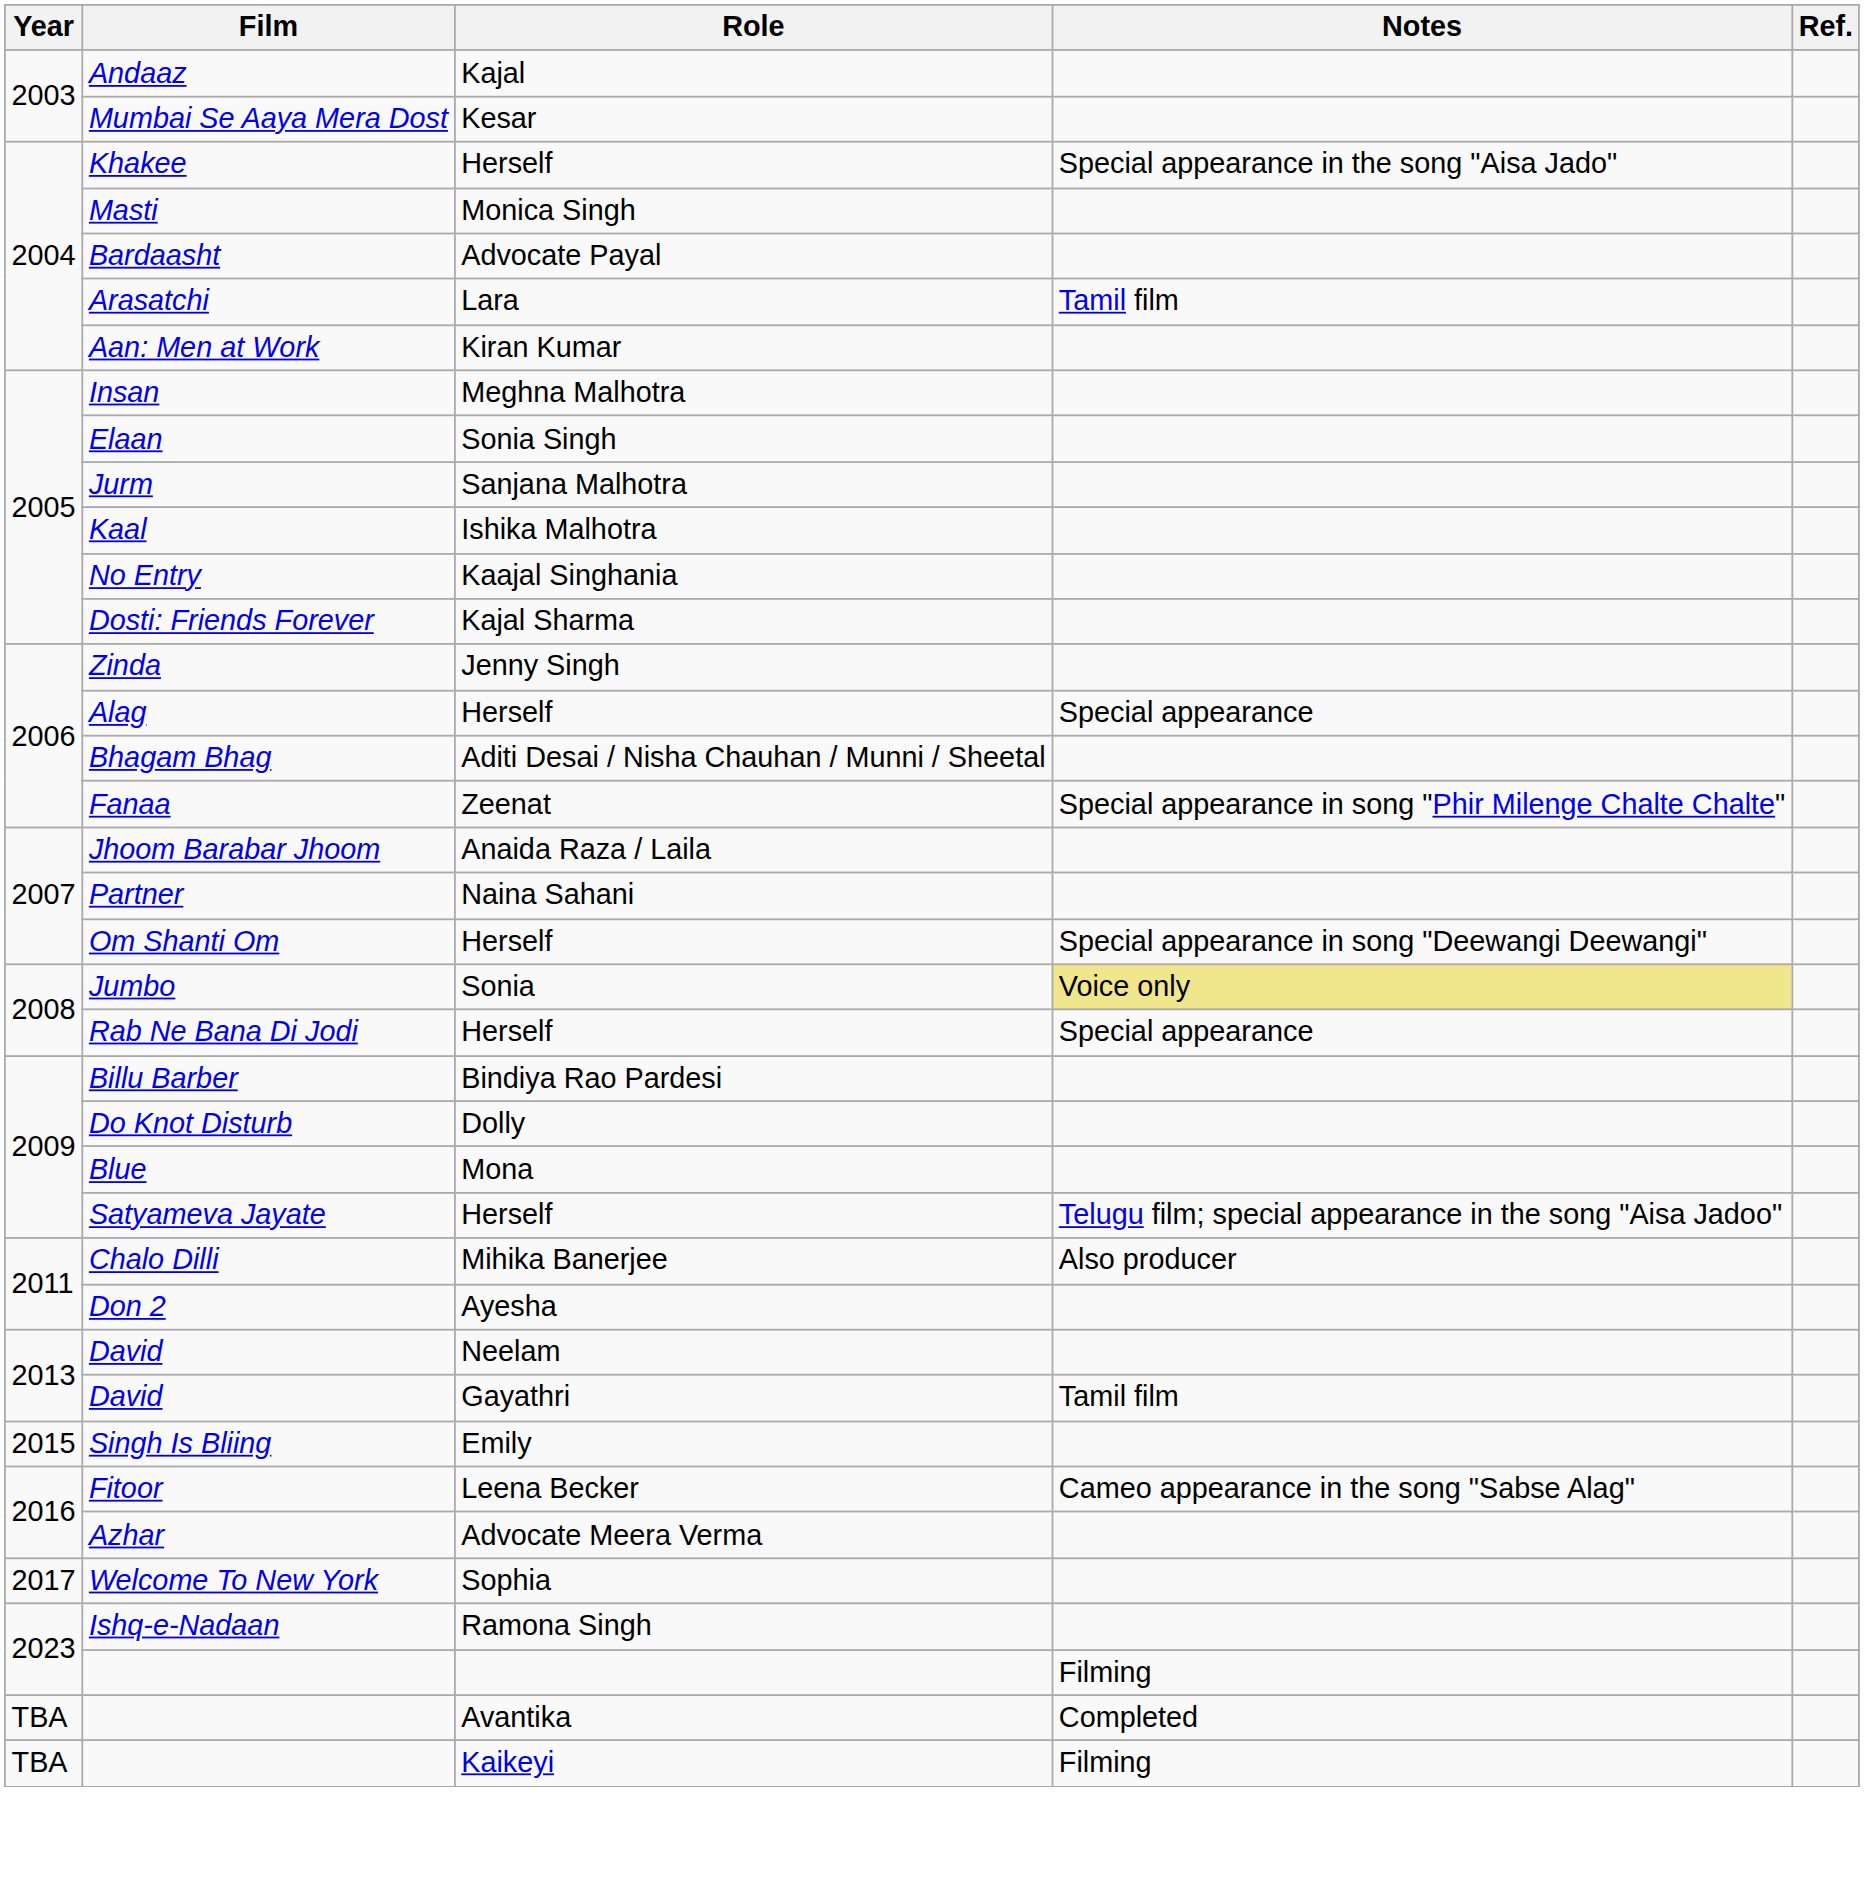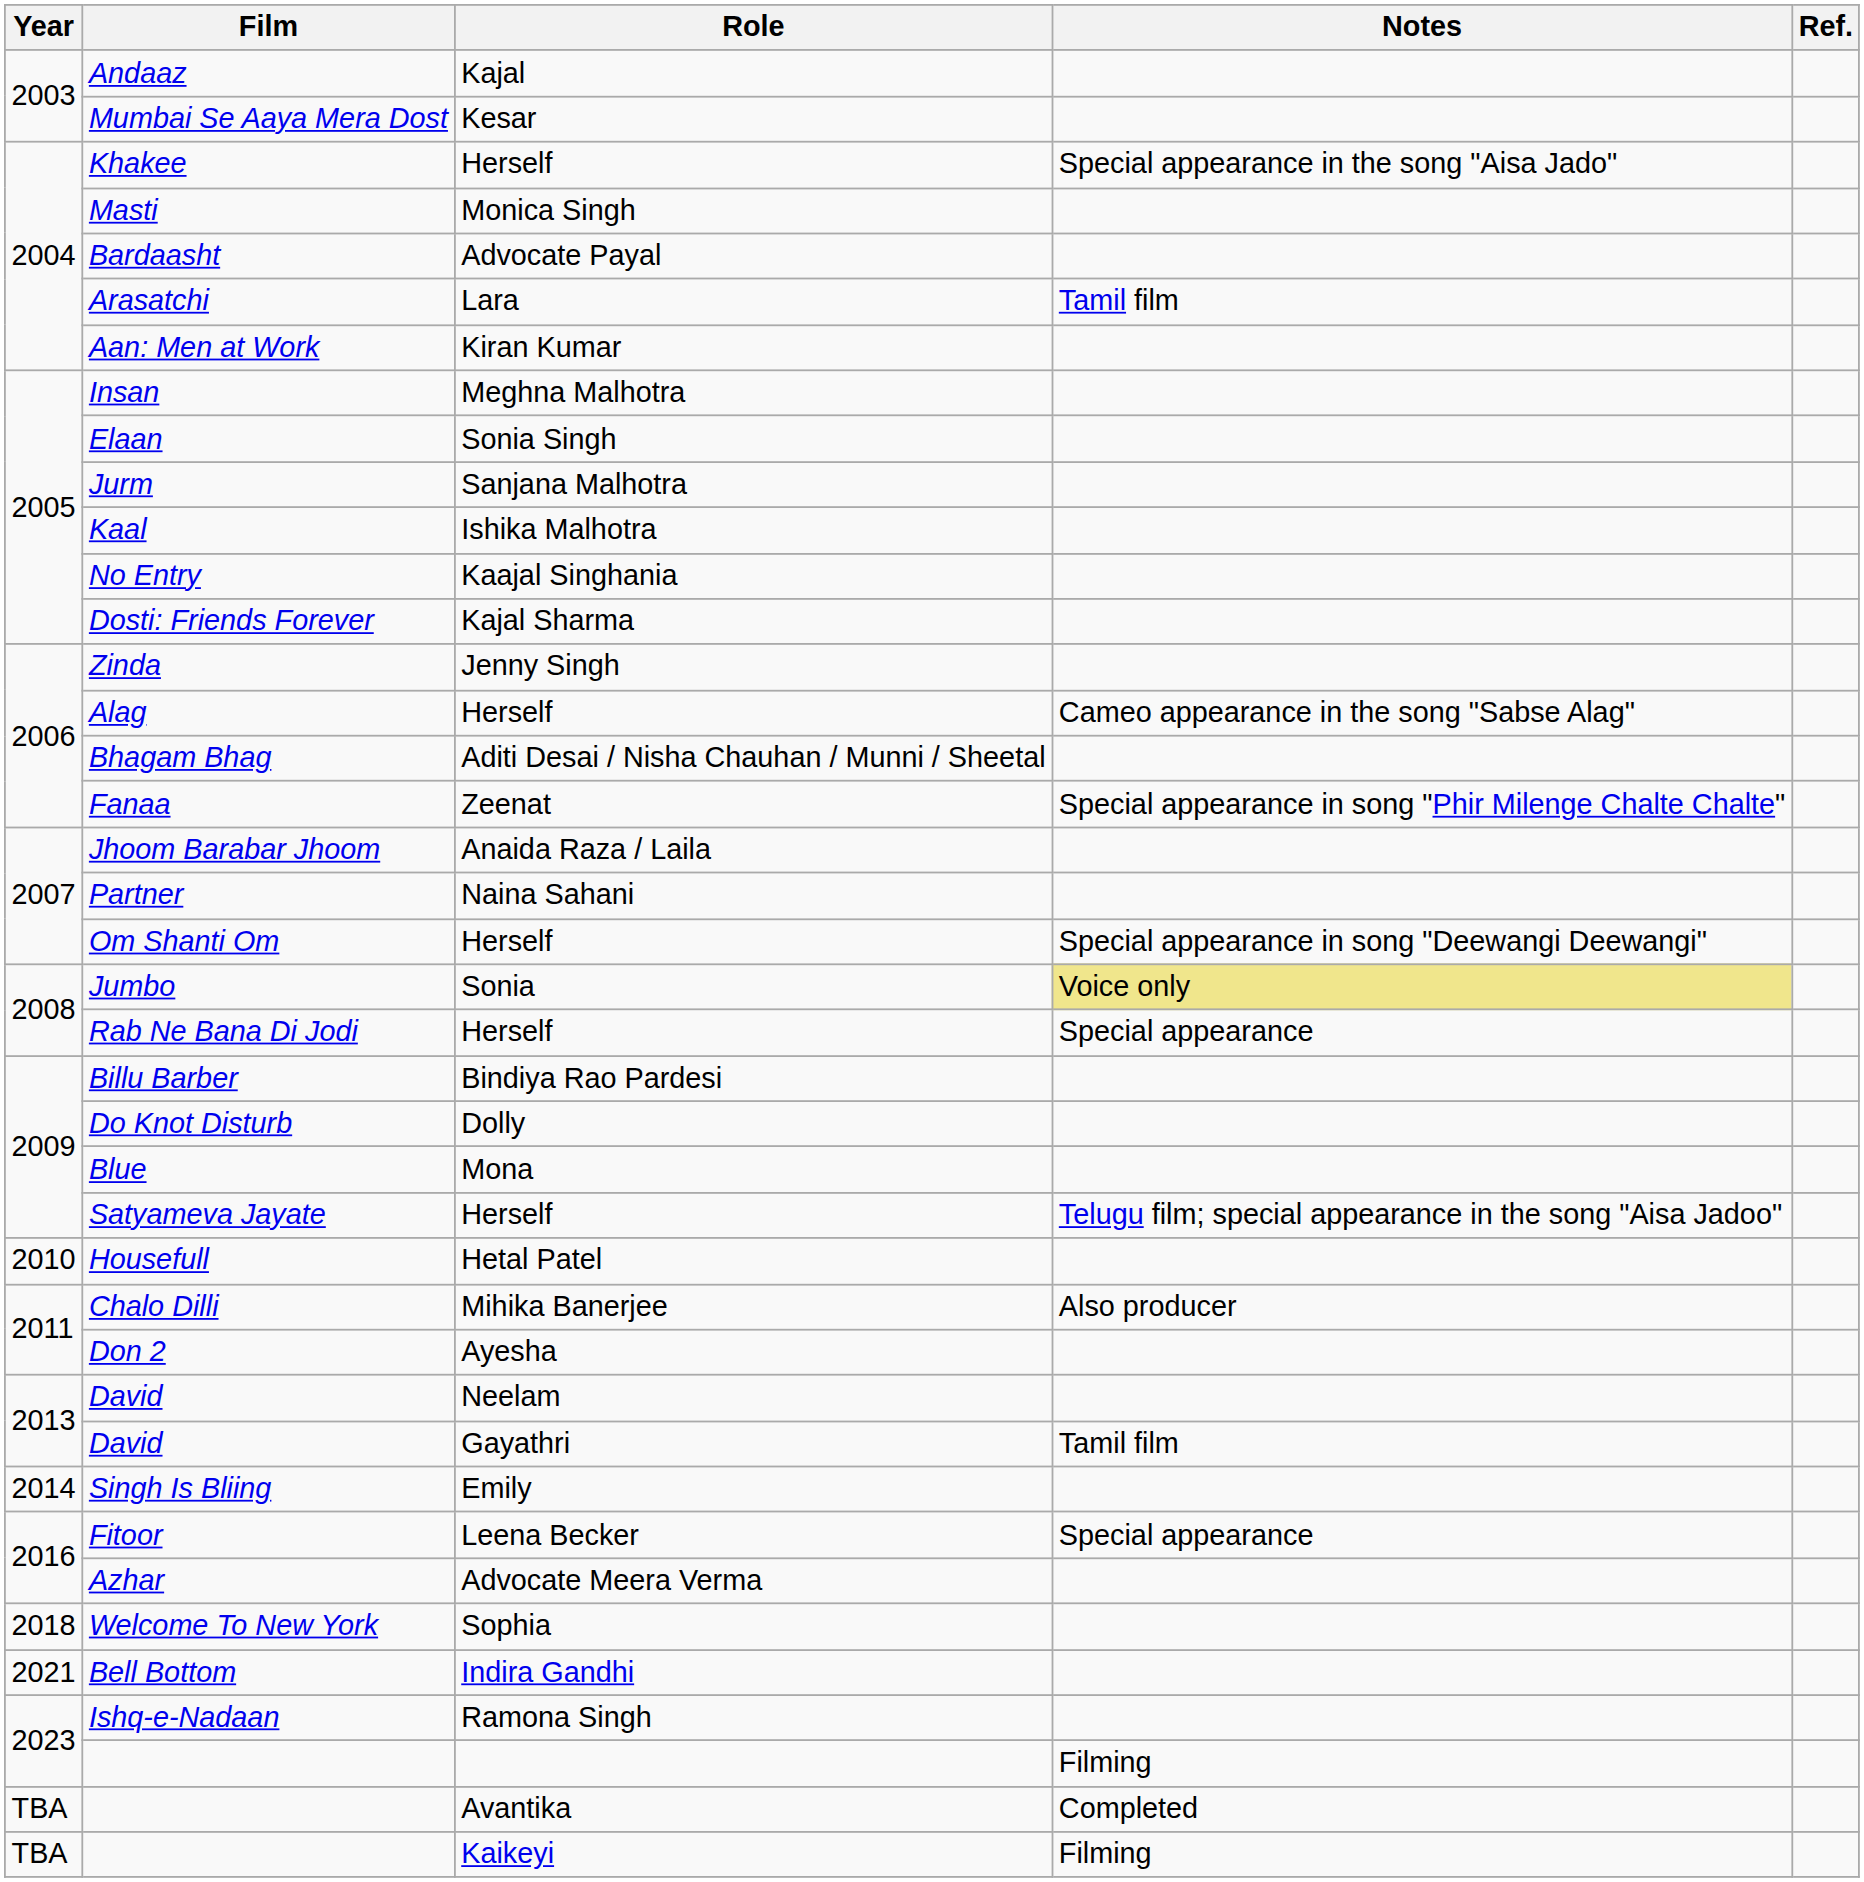(1186, 712) Special appearance -> (1347, 712) Cameo appearance in the song "Sabse Alag"
+ row: (149, 1260)
(44, 1443) 2015 -> (44, 1488) 2014
(1347, 1488) Cameo appearance in the song "Sabse Alag" -> (1186, 1534) Special appearance
(44, 1580) 2017 -> (44, 1625) 2018
+ row: (163, 1671)
